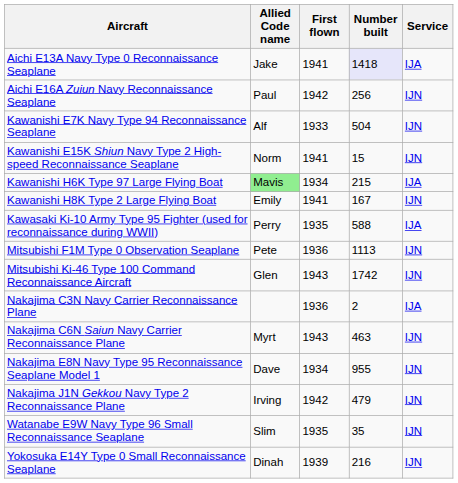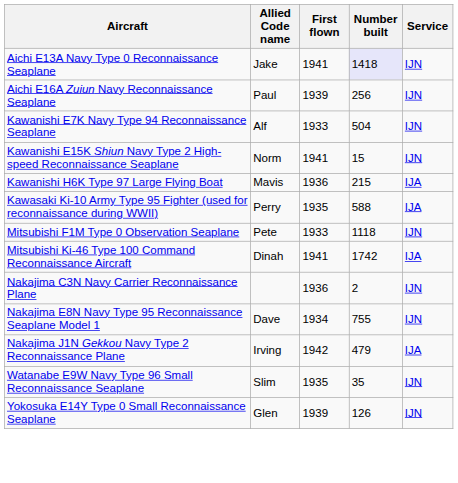(413, 64) IJA -> (414, 64) IJN
(315, 95) 1942 -> (315, 95) 1939
(268, 182) lightgreen background -> (268, 182) no background
(315, 182) 1934 -> (315, 182) 1936
- row: (112, 201)
(315, 250) 1936 -> (315, 232) 1933
(364, 250) 1113 -> (364, 232) 1118
(265, 275) Glen -> (268, 256) Dinah
(315, 275) 1943 -> (315, 256) 1941
(414, 275) IJN -> (413, 256) IJA
(413, 306) IJA -> (414, 288) IJN
- row: (94, 337)
(361, 368) 955 -> (361, 319) 755
(414, 400) IJN -> (413, 350) IJA
(268, 462) Dinah -> (265, 413) Glen
(361, 462) 216 -> (361, 413) 126
